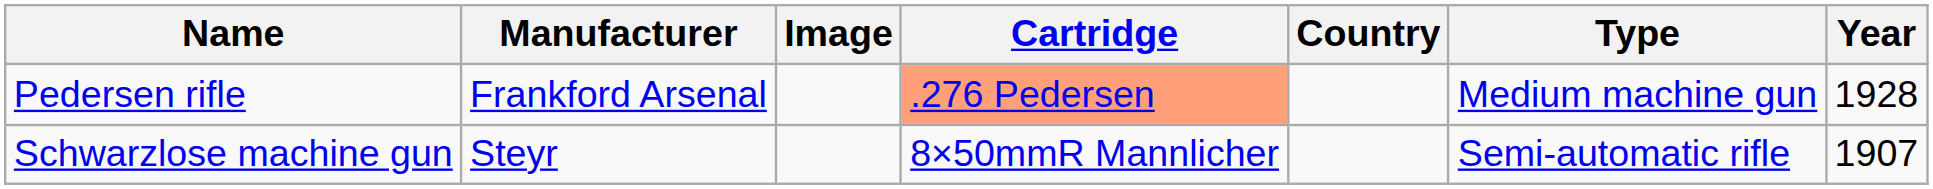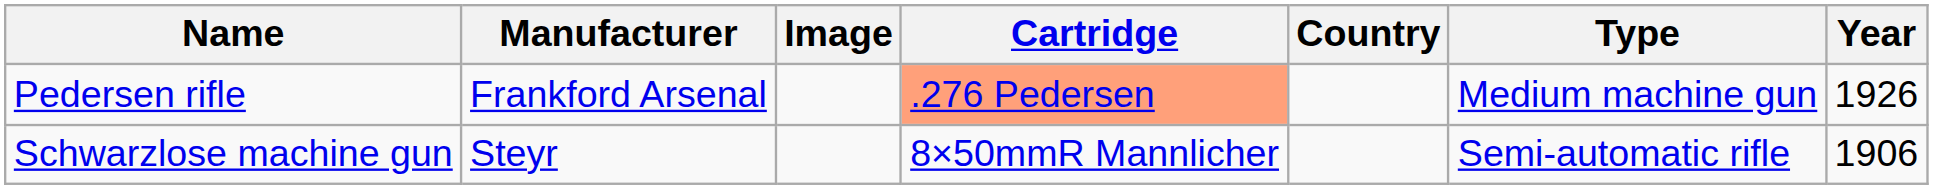(1876, 93) 1928 -> (1876, 93) 1926
(1876, 153) 1907 -> (1876, 153) 1906
